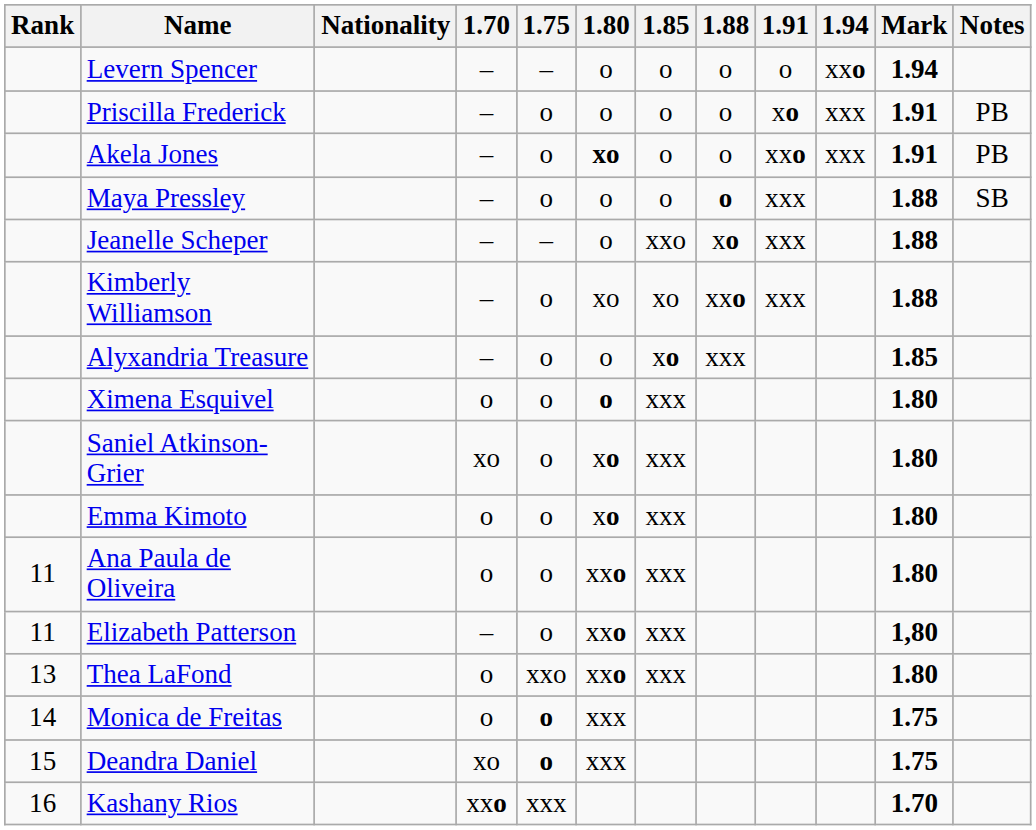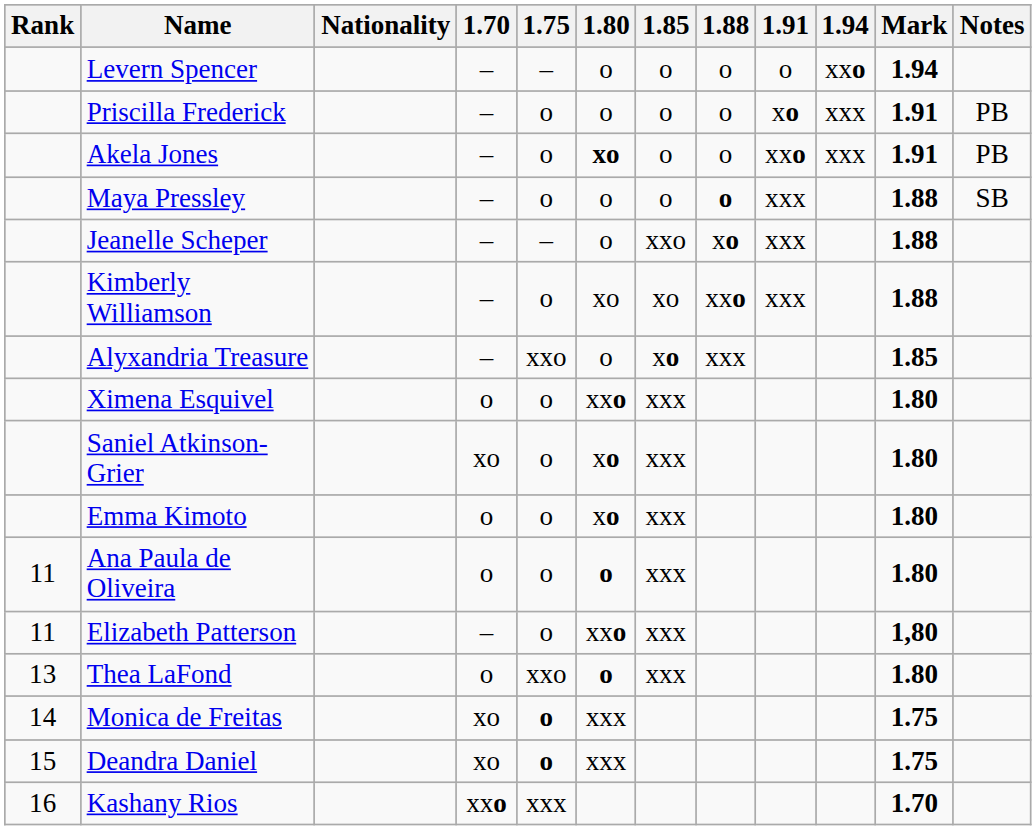(546, 356) o -> (546, 356) xxo
(606, 399) o -> (606, 399) xxo
(606, 573) xxo -> (606, 573) o
(606, 674) xxo -> (606, 674) o
(486, 717) o -> (486, 717) xo
